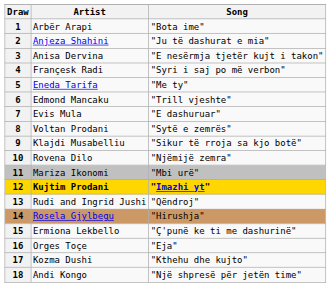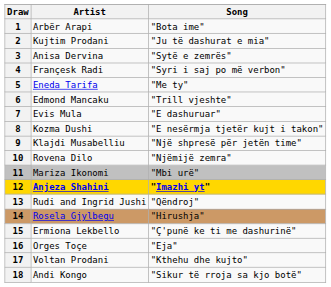(71, 41) Anjeza Shahini -> (71, 41) Kujtim Prodani
(237, 56) "E nesërmja tjetër kujt i takon" -> (191, 56) "Sytë e zemrës"
(71, 129) Voltan Prodani -> (63, 129) Kozma Dushi
(191, 129) "Sytë e zemrës" -> (237, 129) "E nesërmja tjetër kujt i takon"
(226, 143) "Sikur të rroja sa kjo botë" -> (226, 143) "Një shpresë për jetën time"
(71, 187) Kujtim Prodani -> (71, 187) Anjeza Shahini
(63, 260) Kozma Dushi -> (71, 260) Voltan Prodani
(226, 275) "Një shpresë për jetën time" -> (226, 275) "Sikur të rroja sa kjo botë"
